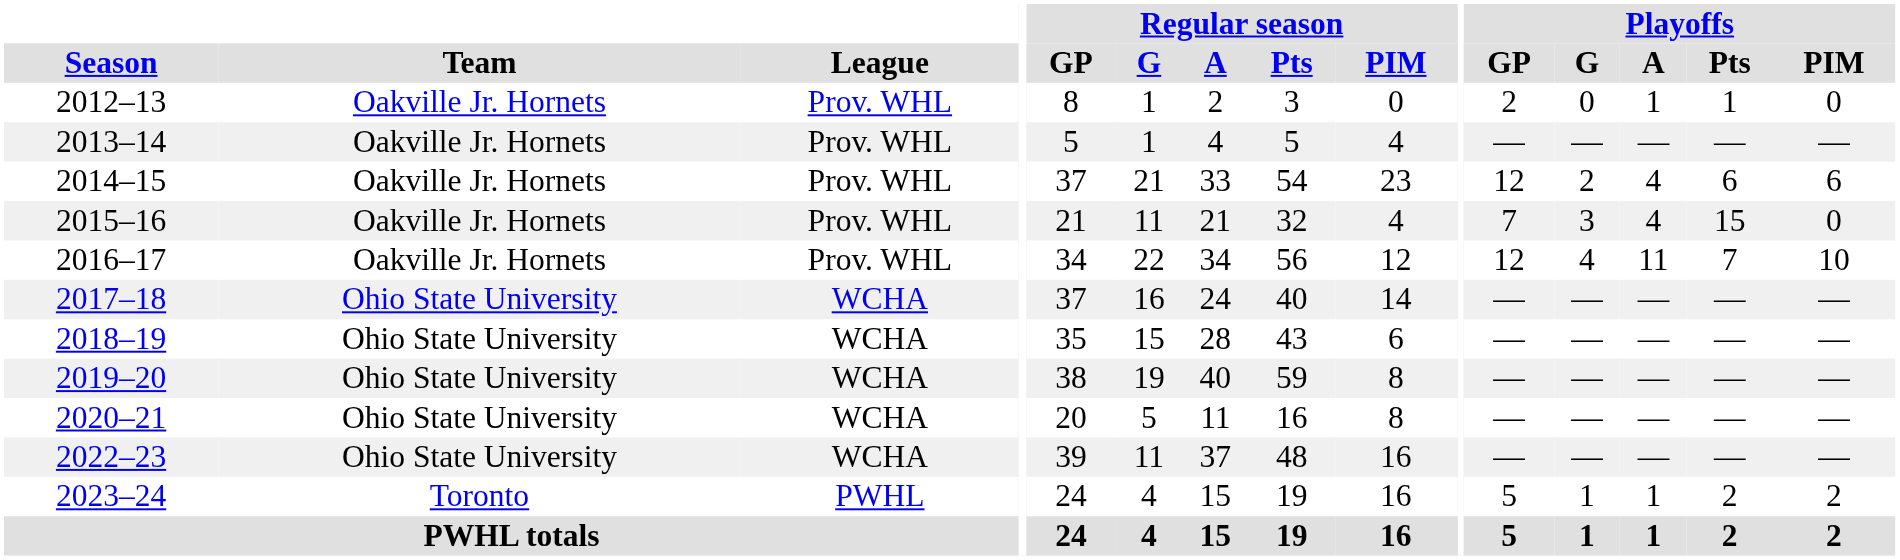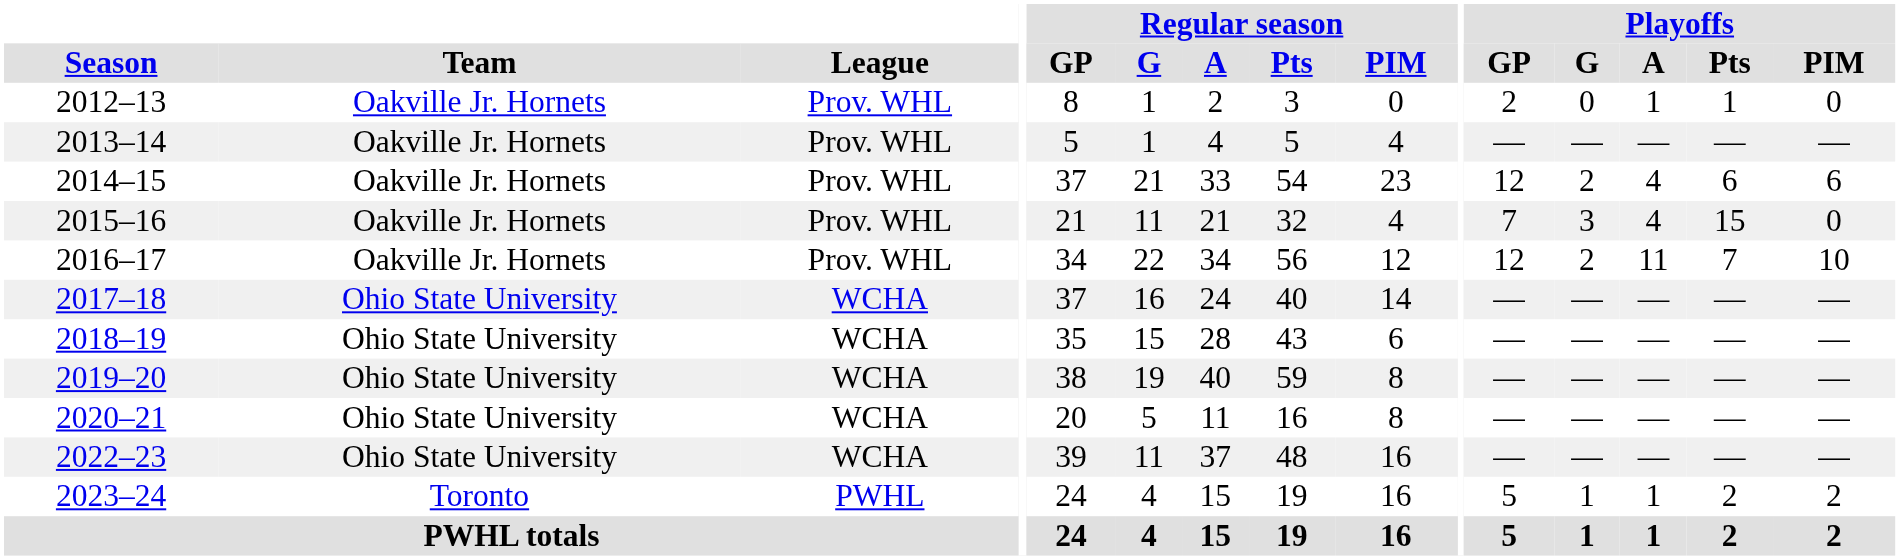(1587, 259) 4 -> (1587, 259) 2
